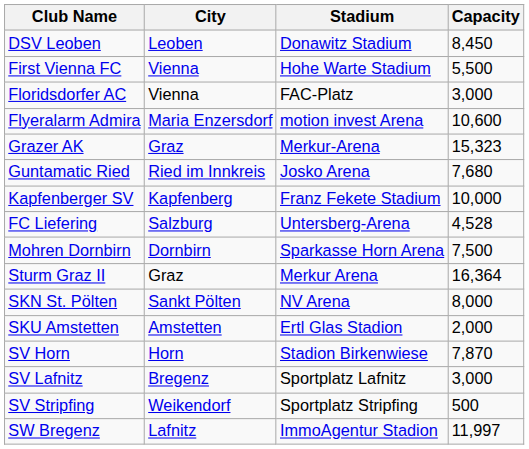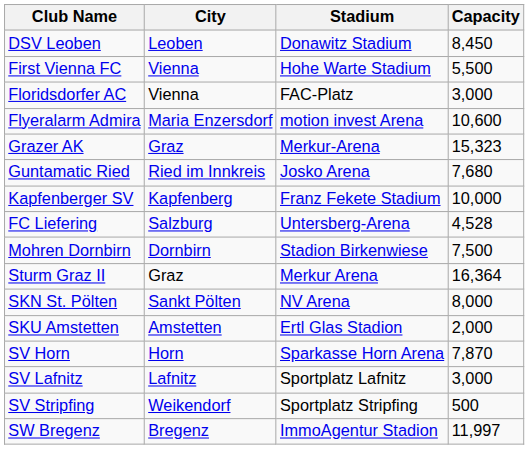(362, 250) Sparkasse Horn Arena -> (354, 250) Stadion Birkenwiese
(354, 353) Stadion Birkenwiese -> (362, 353) Sparkasse Horn Arena
(179, 379) Bregenz -> (172, 379) Lafnitz
(172, 431) Lafnitz -> (179, 431) Bregenz
